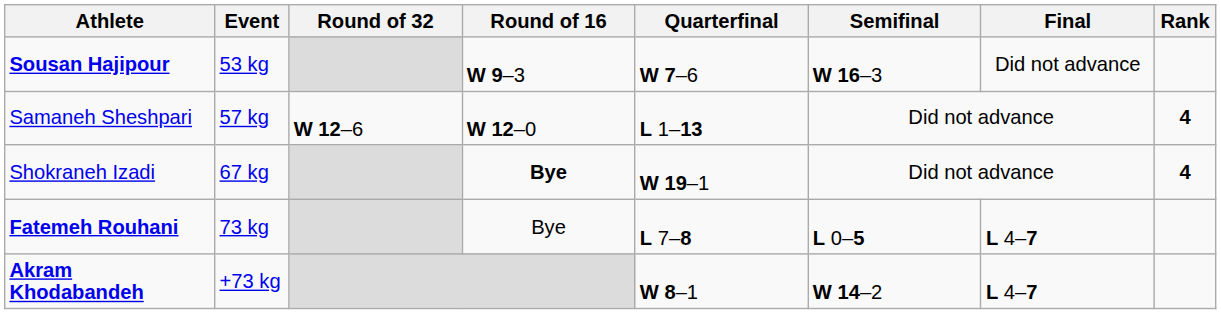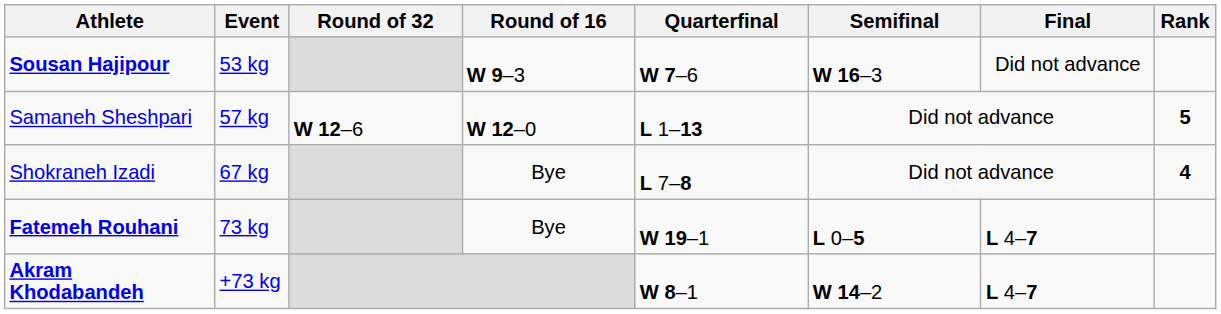(1185, 118) 4 -> (1185, 118) 5
(549, 173) bold -> (549, 173) normal
(675, 184) W 19–1 -> (666, 184) L 7–8
(666, 238) L 7–8 -> (675, 238) W 19–1
